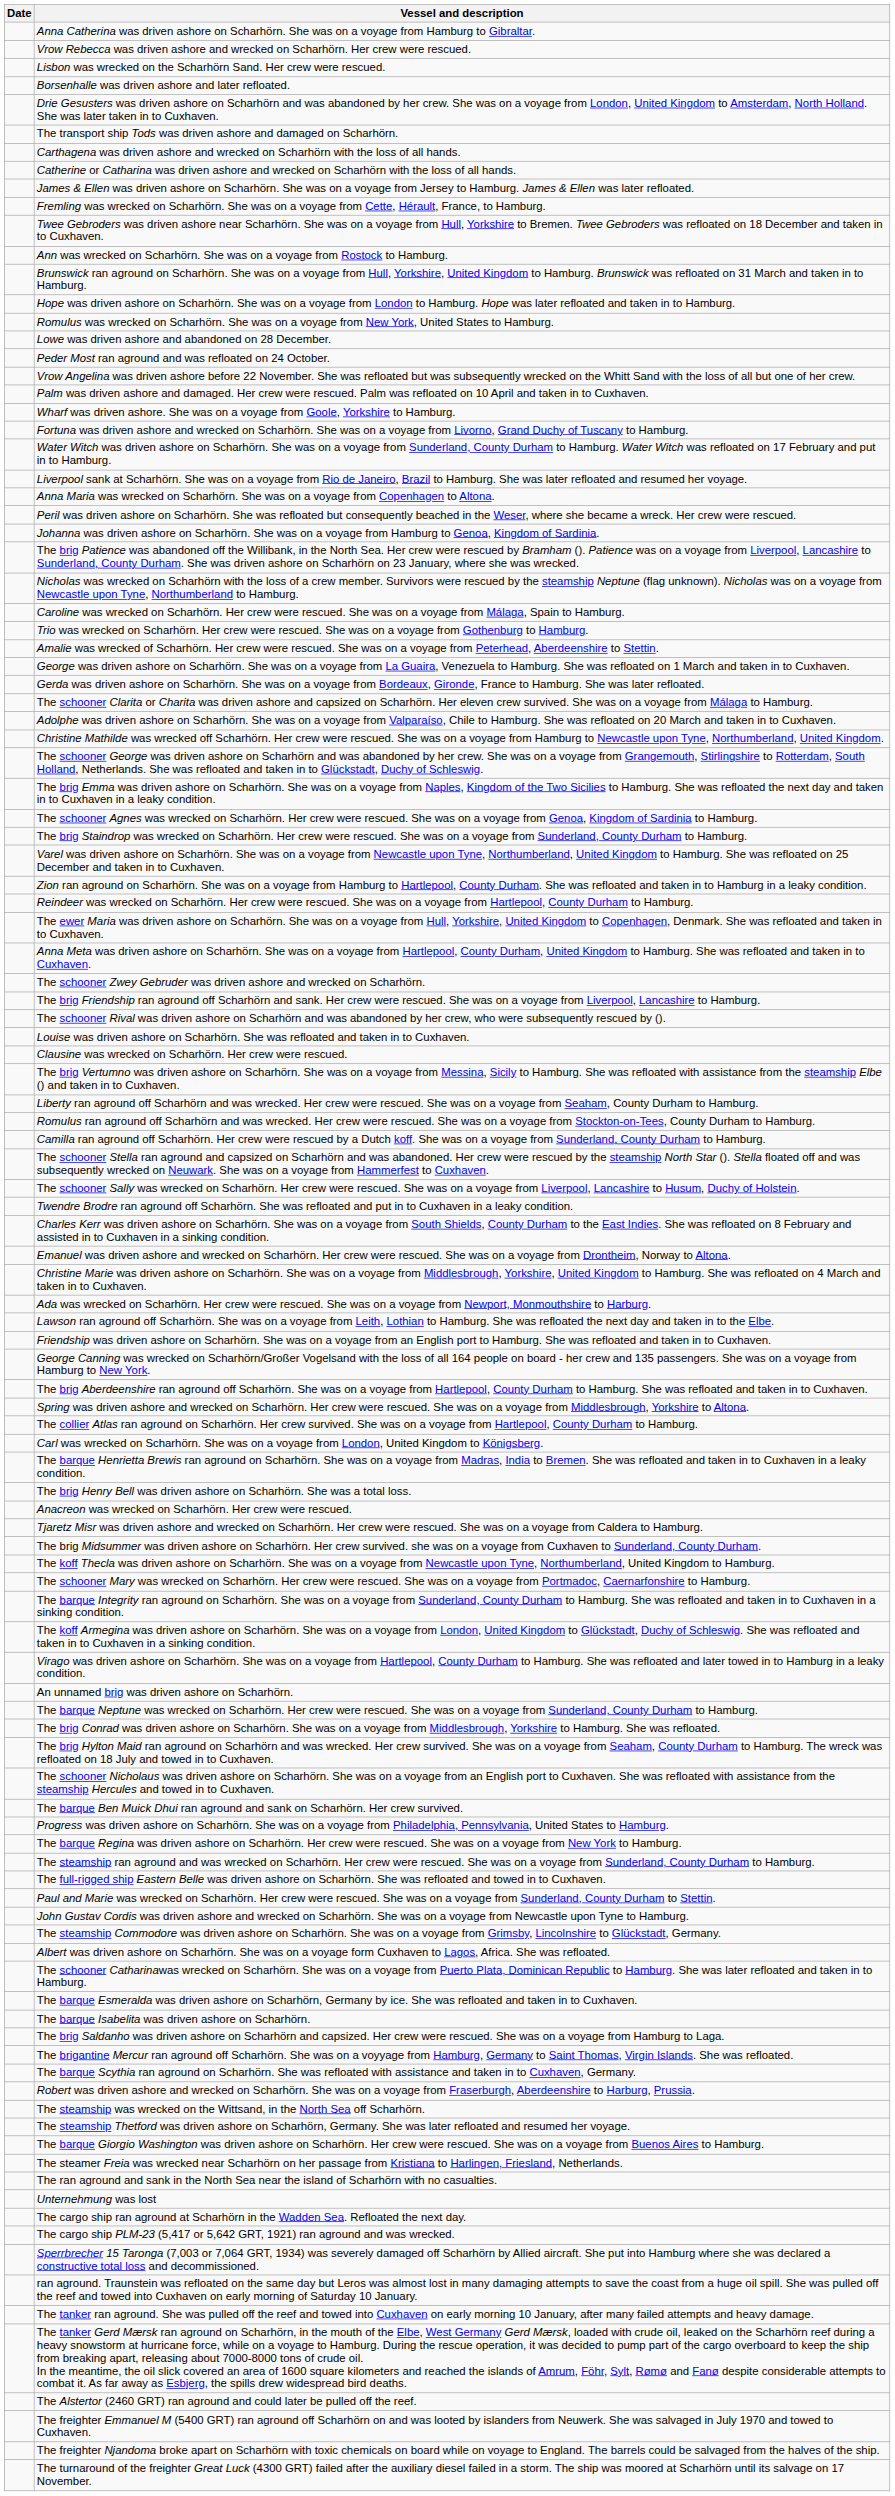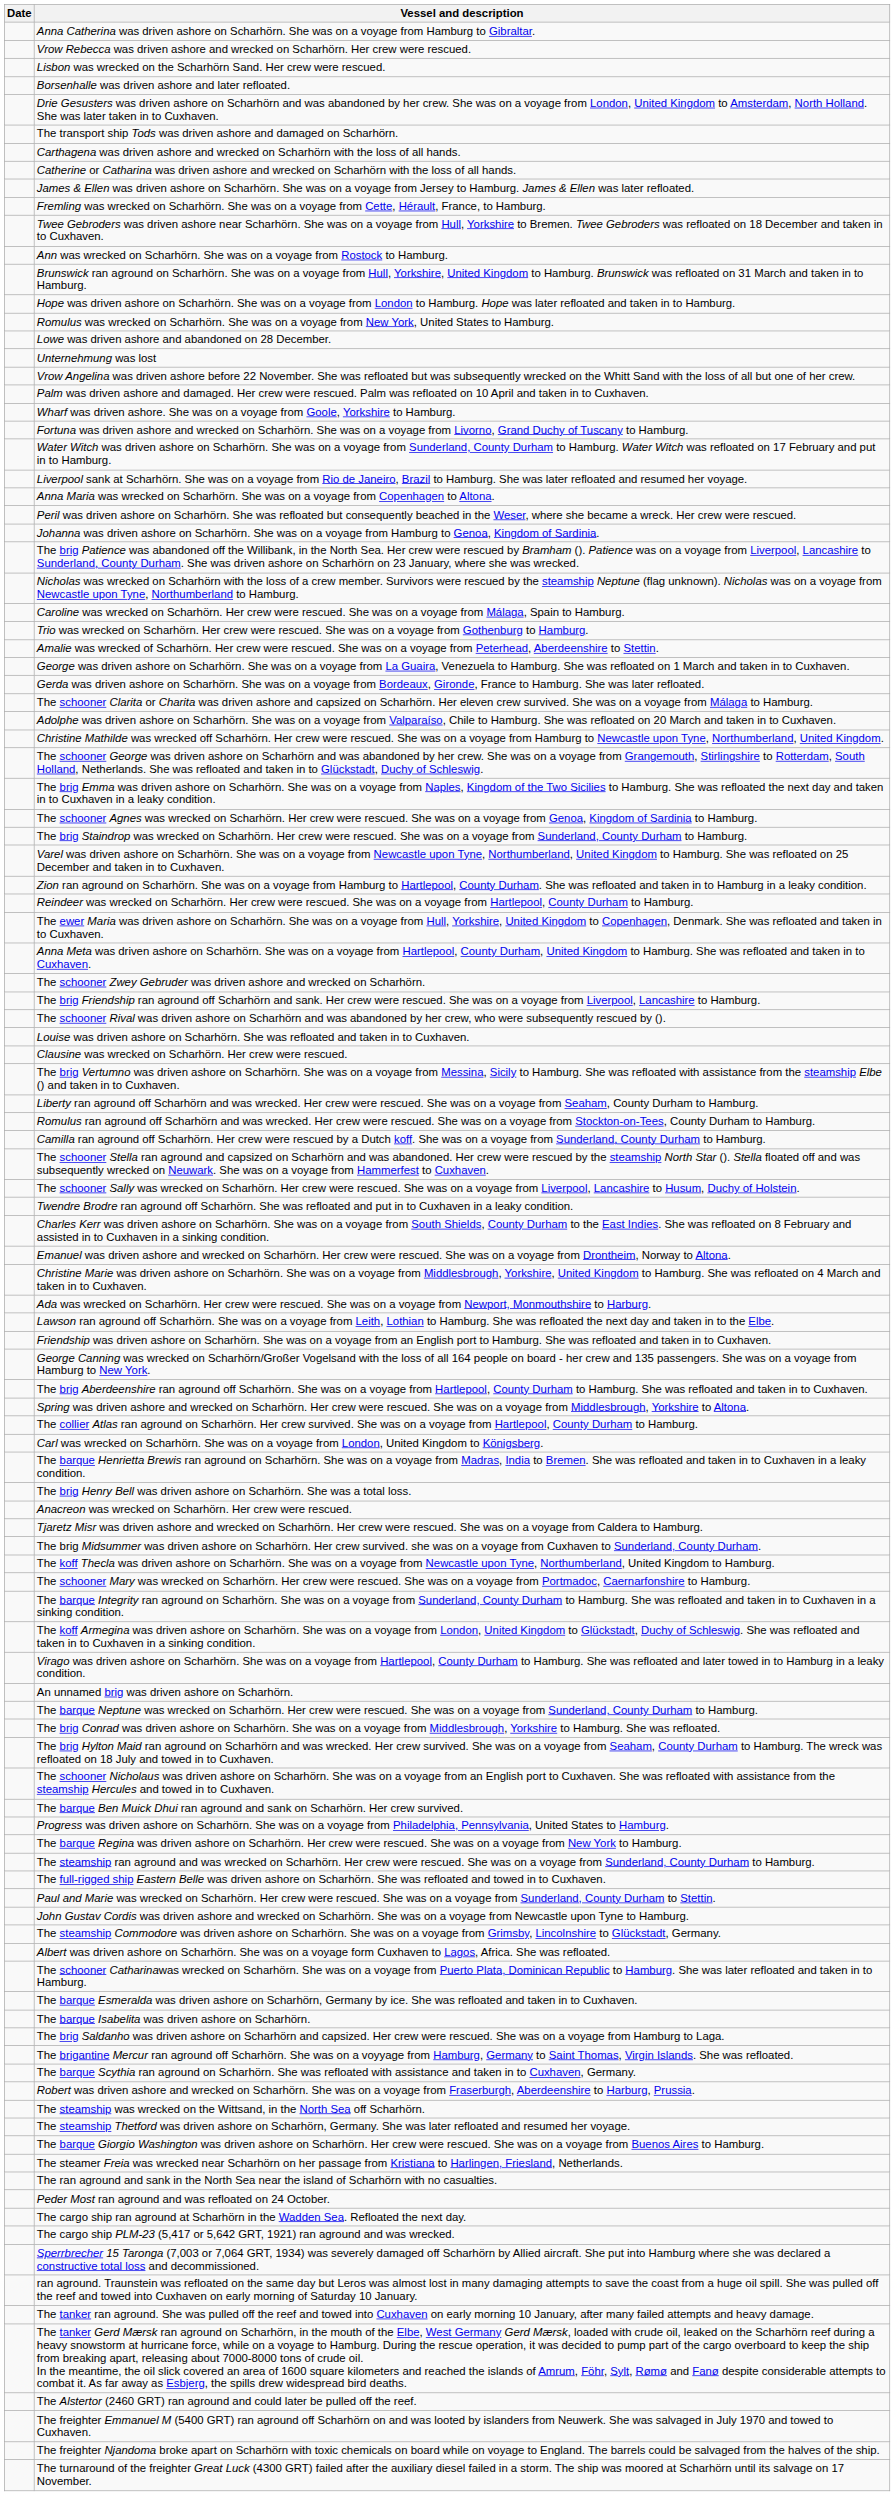rows swapped: (97, 2199) <-> (183, 358)
